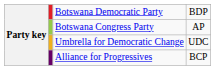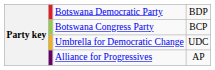(198, 27) AP -> (198, 27) BCP
(198, 57) BCP -> (198, 57) AP
